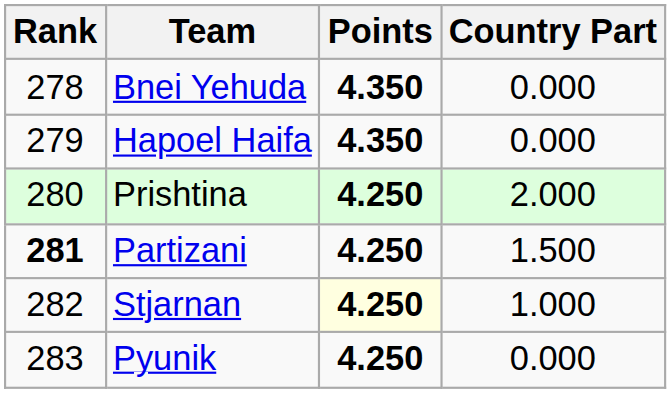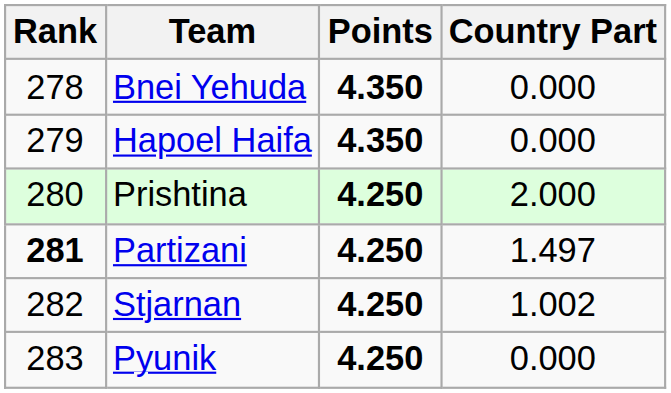(553, 250) 1.500 -> (553, 250) 1.497
(380, 304) lightyellow background -> (380, 304) no background
(553, 304) 1.000 -> (553, 304) 1.002
